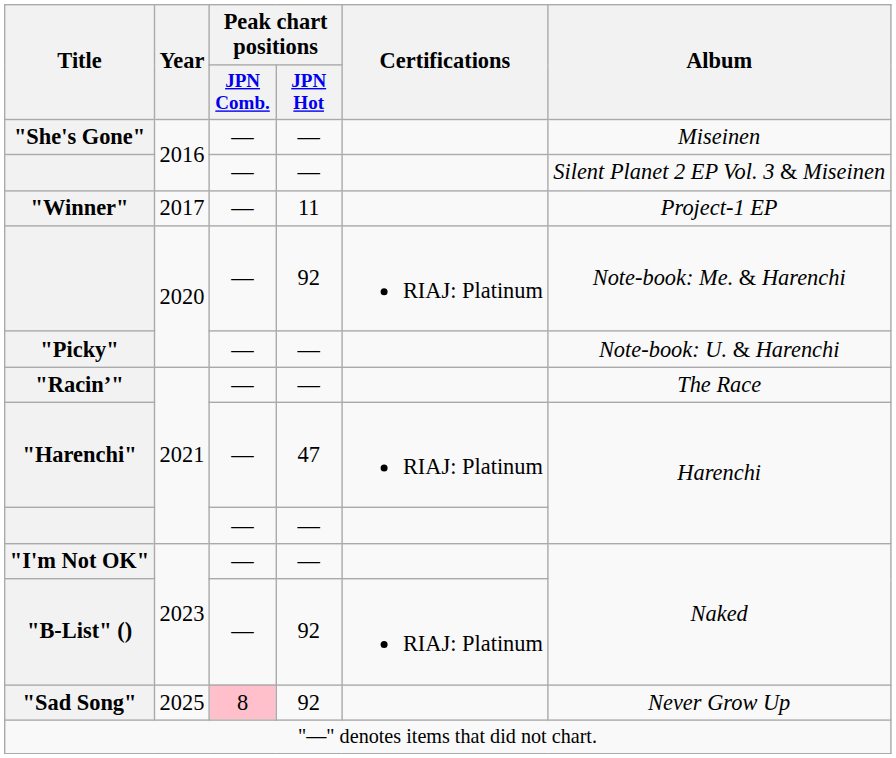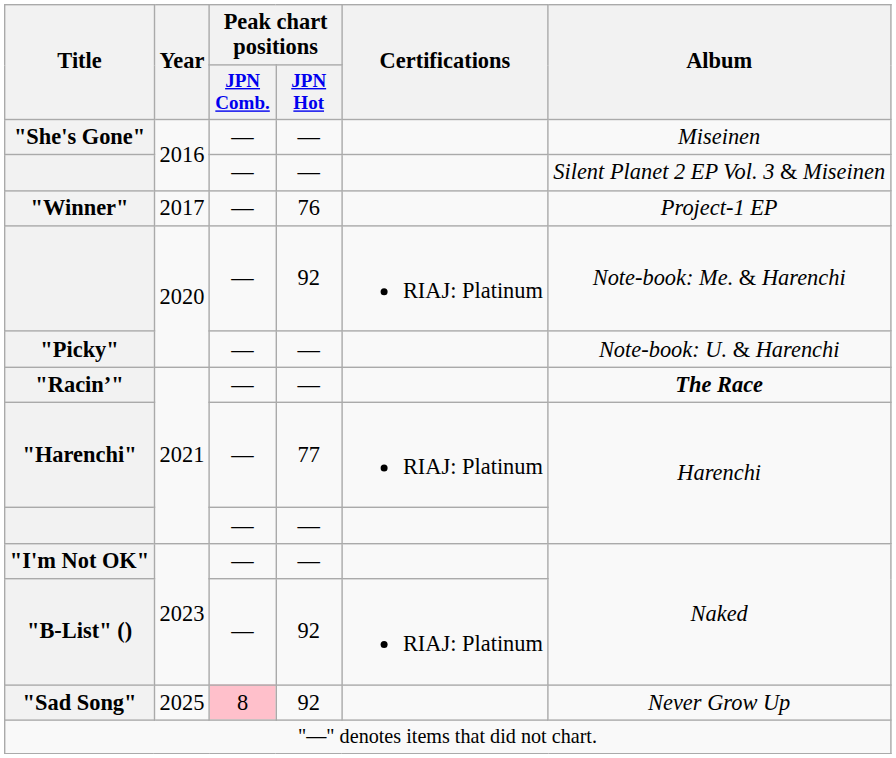(309, 207) 11 -> (309, 207) 76
(719, 384) normal -> (719, 384) bold
(309, 454) 47 -> (309, 454) 77
